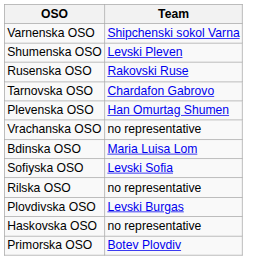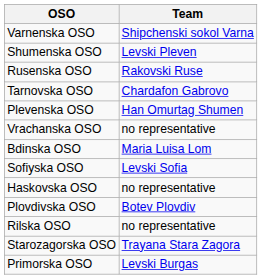rows swapped: (39, 187) <-> (52, 226)
(146, 206) Levski Burgas -> (158, 206) Botev Plovdiv
+ row: (62, 245)
(144, 245) Botev Plovdiv -> (160, 264) Levski Burgas
